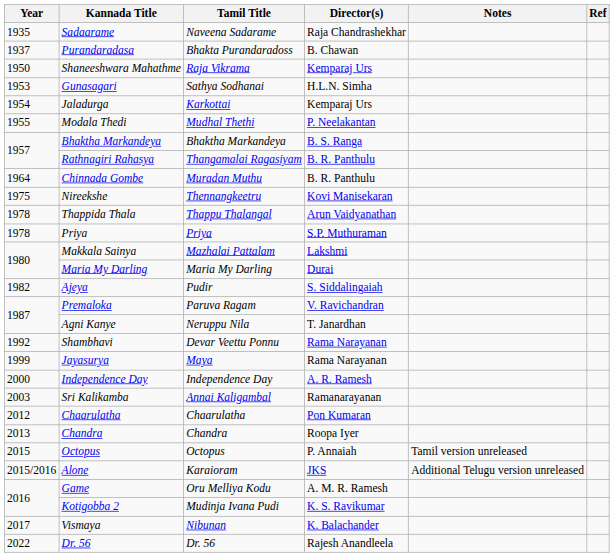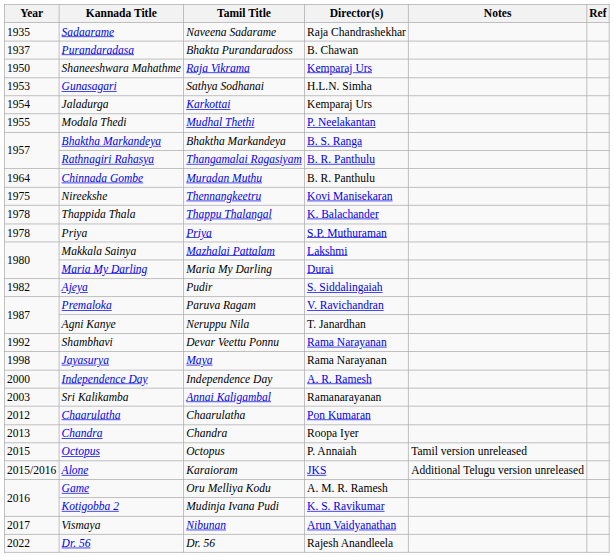(352, 214) Arun Vaidyanathan -> (343, 214) K. Balachander
(19, 360) 1999 -> (19, 360) 1998
(343, 525) K. Balachander -> (352, 525) Arun Vaidyanathan
